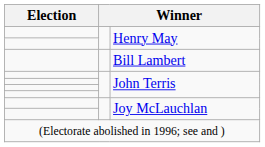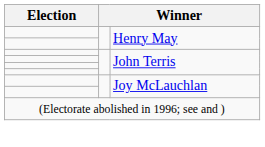- row: (52, 60)
